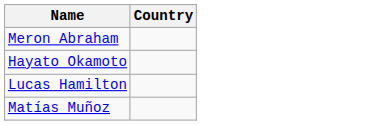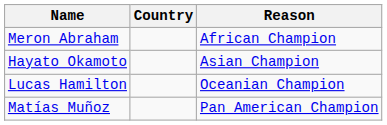+ column: (289, 16)
